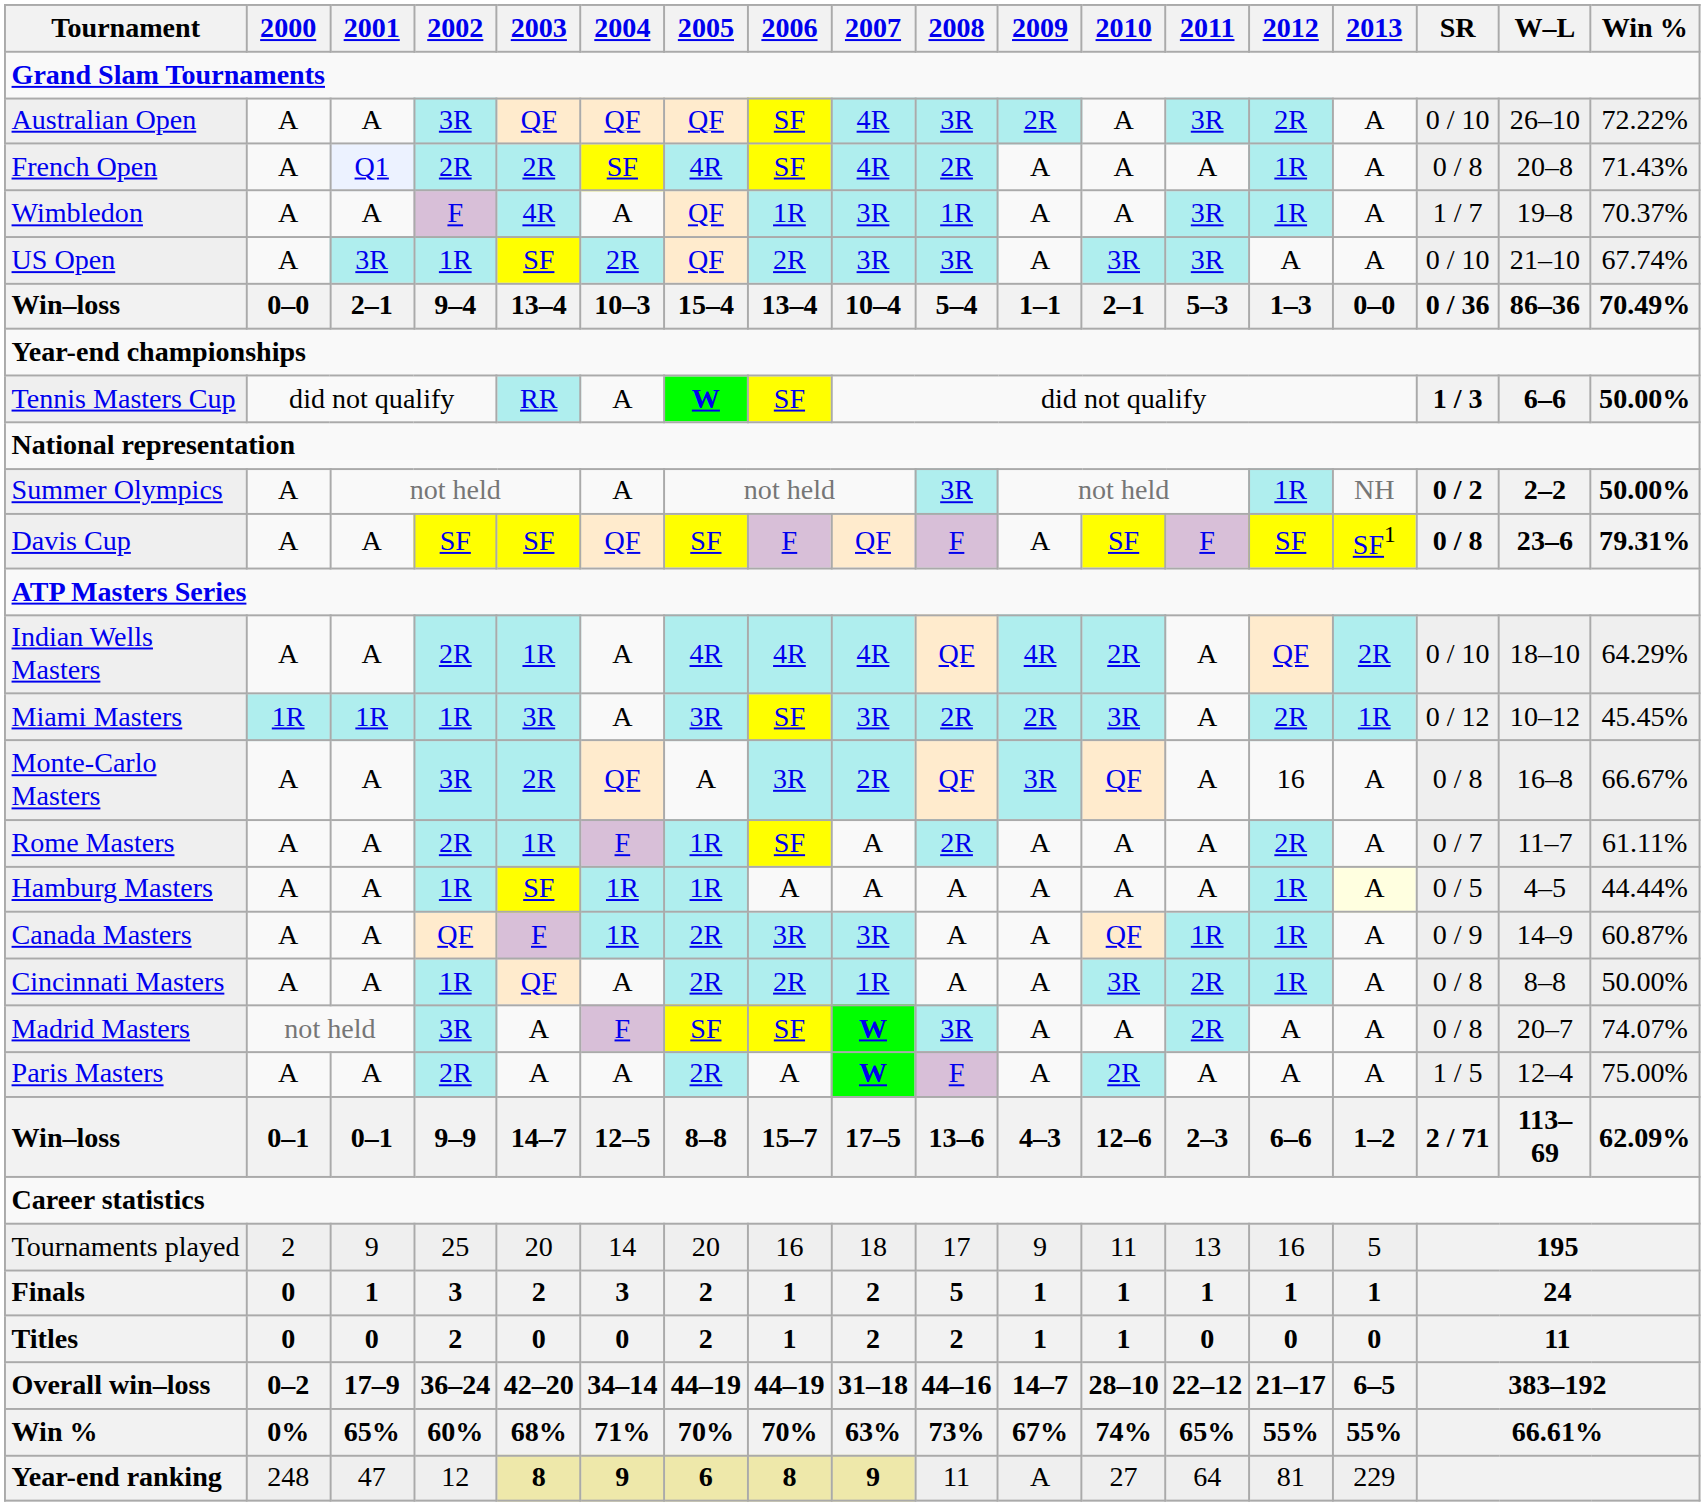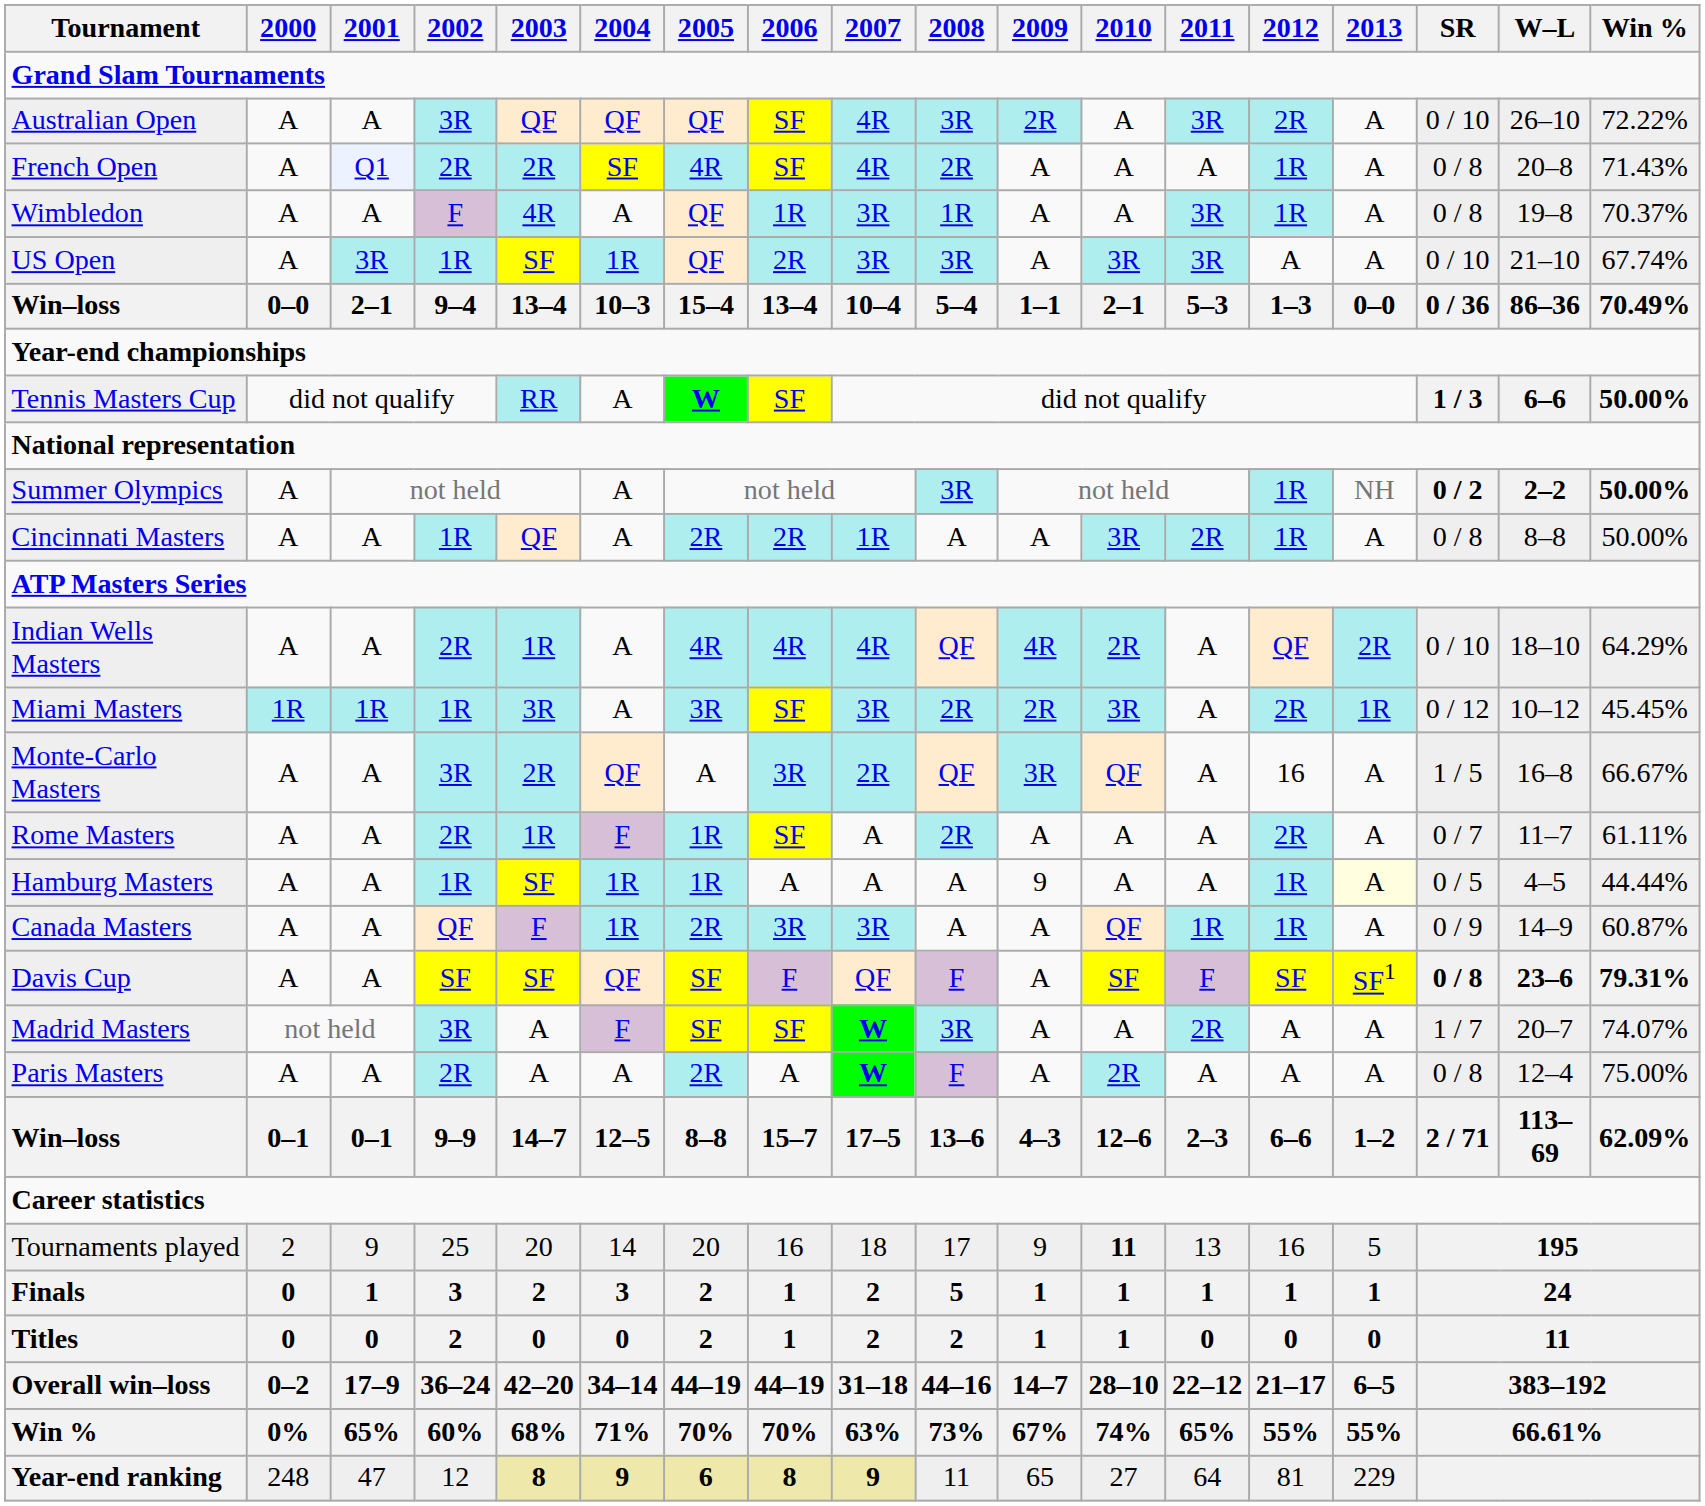(1458, 213) 1 / 7 -> (1458, 213) 0 / 8
(622, 259) 2R -> (622, 259) 1R
rows swapped: (71, 541) <-> (118, 981)
(1458, 779) 0 / 8 -> (1458, 772) 1 / 5
(1040, 889) A -> (1040, 881) 9
(1458, 1028) 0 / 8 -> (1458, 1028) 1 / 7
(1458, 1074) 1 / 5 -> (1458, 1074) 0 / 8
(1124, 1246) normal -> (1124, 1246) bold
(1040, 1477) A -> (1040, 1477) 65
